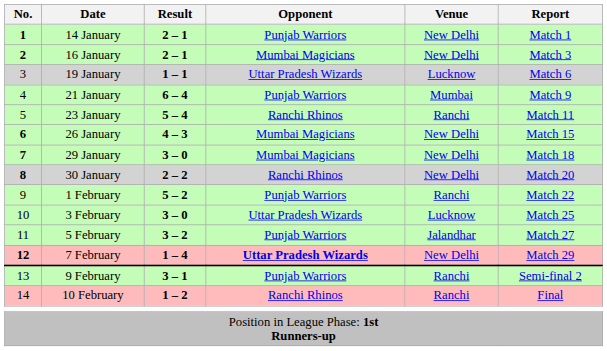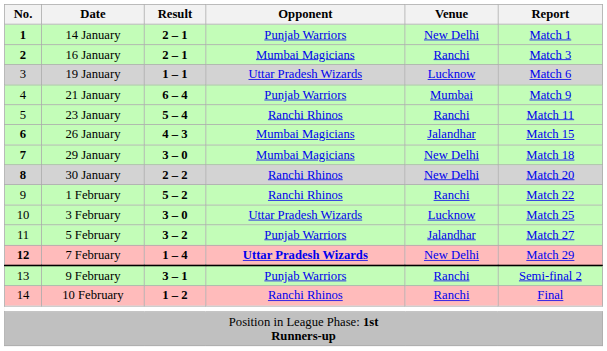(452, 54) New Delhi -> (452, 54) Ranchi
(452, 134) New Delhi -> (452, 134) Jalandhar
(305, 194) Punjab Warriors -> (305, 194) Ranchi Rhinos
